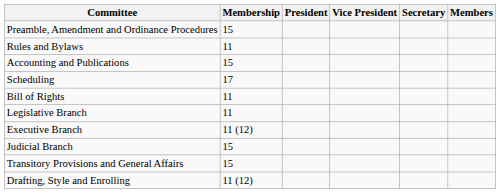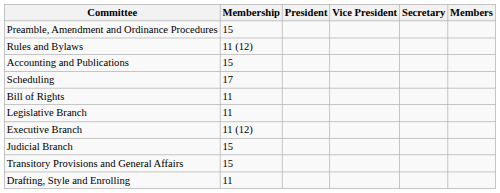(228, 46) 11 -> (238, 46) 11 (12)
(238, 180) 11 (12) -> (228, 180) 11
